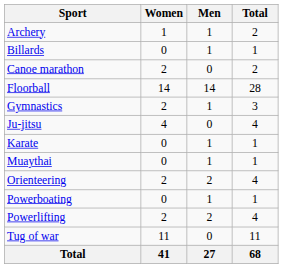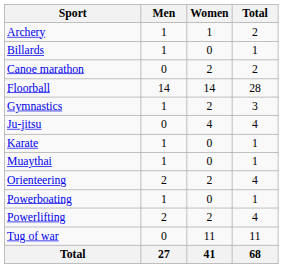columns swapped: (209, 13) <-> (164, 13)
